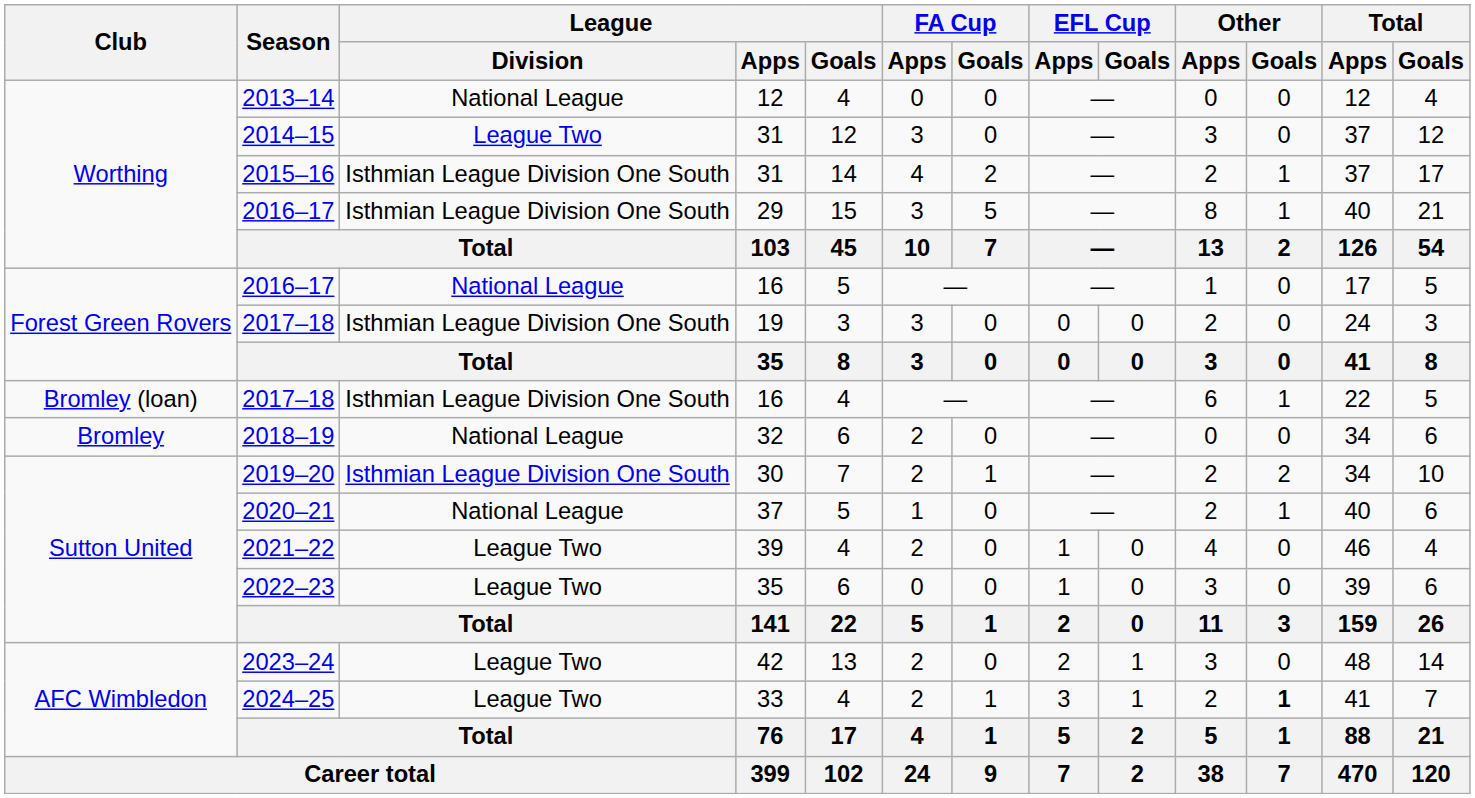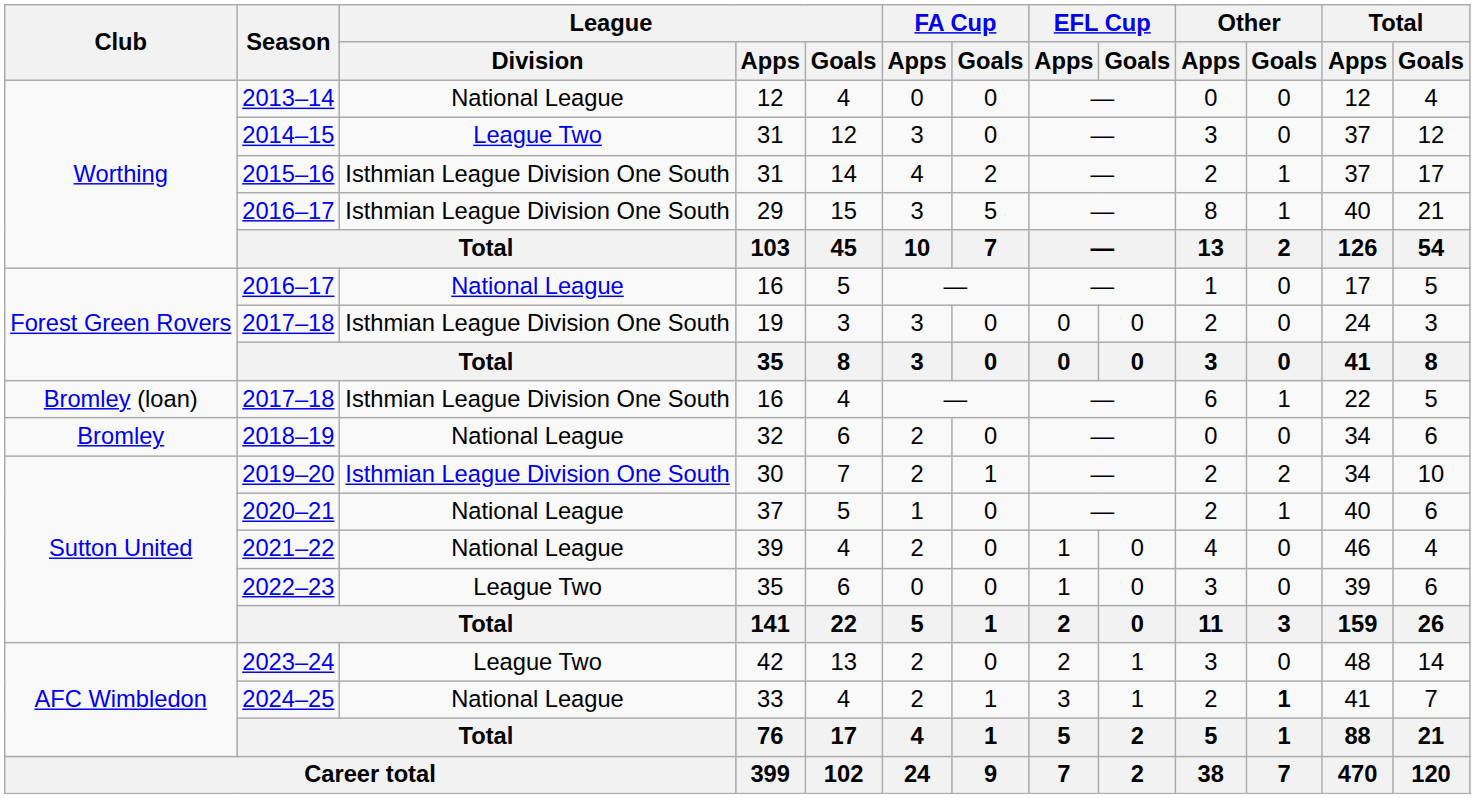(538, 549) League Two -> (538, 549) National League
(538, 699) League Two -> (538, 699) National League
